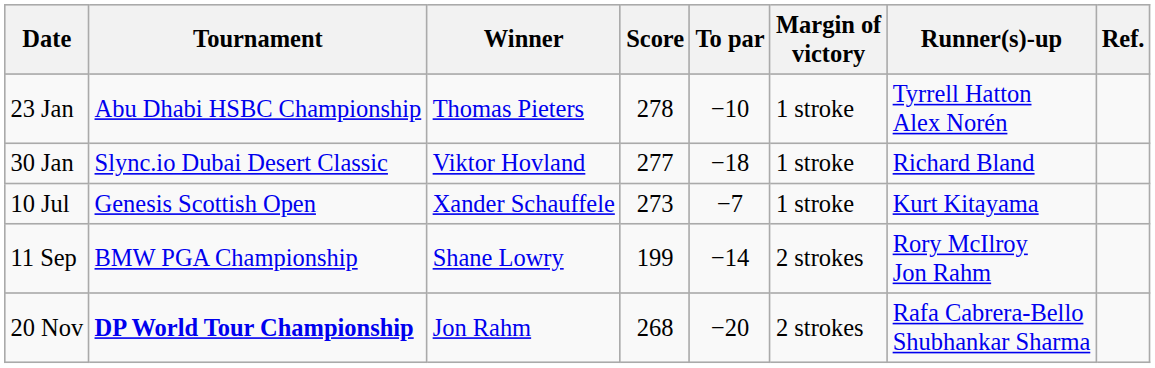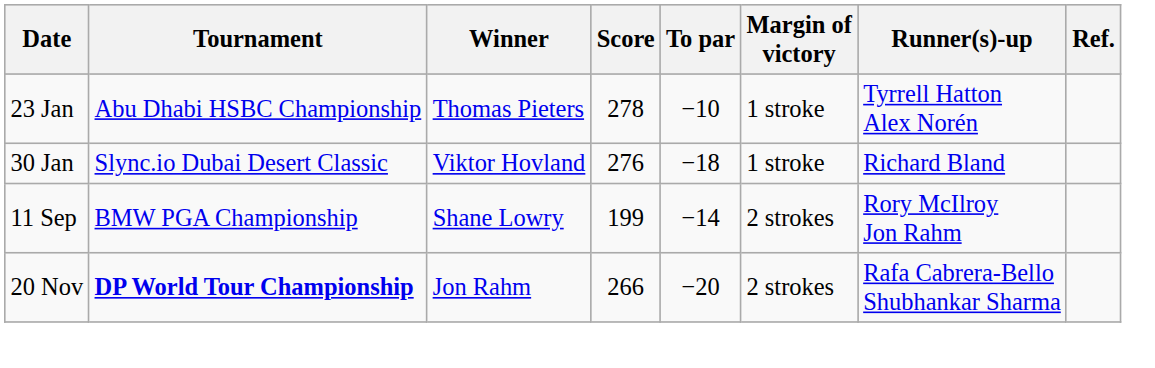(655, 163) 277 -> (626, 163) 276
- row: (40, 203)
(655, 328) 268 -> (626, 287) 266
